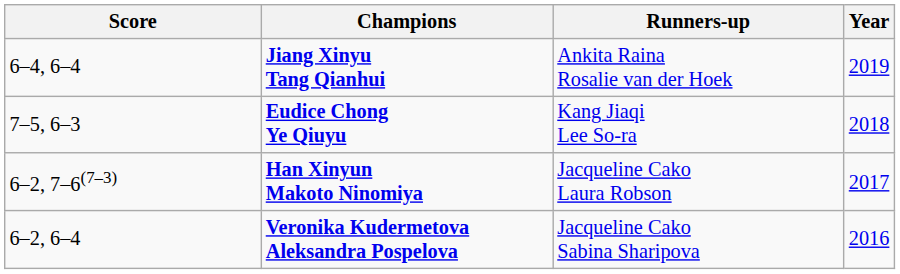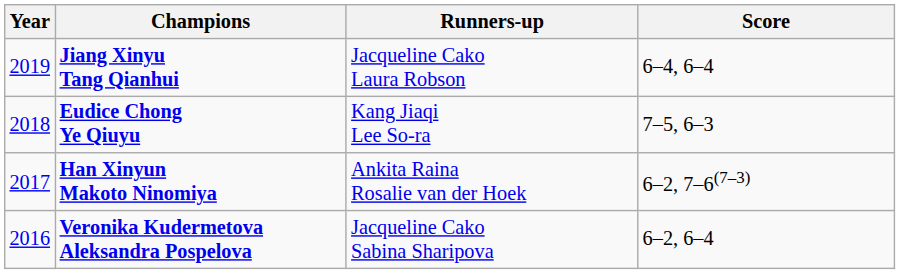columns swapped: (869, 21) <-> (133, 21)
(645, 67) Ankita Raina Rosalie van der Hoek -> (418, 67) Jacqueline Cako Laura Robson
(624, 182) Jacqueline Cako Laura Robson -> (439, 182) Ankita Raina Rosalie van der Hoek
